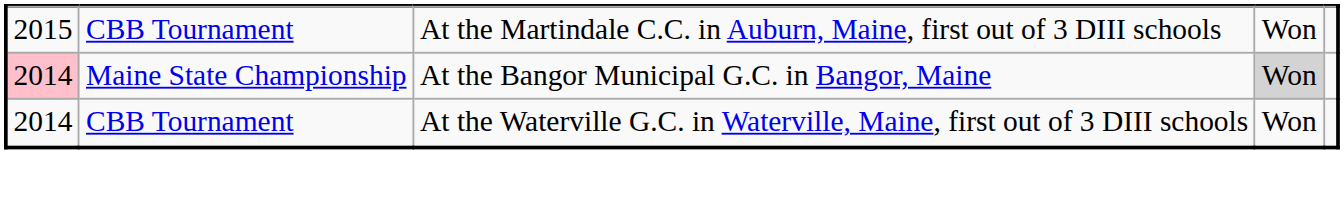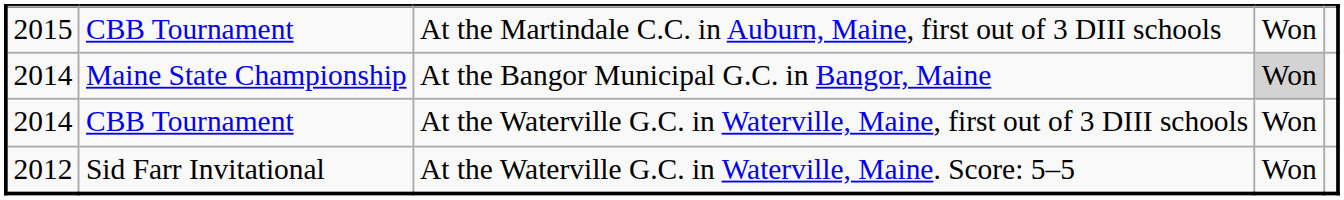(43, 75) pink background -> (43, 75) no background
+ row: (747, 168)
